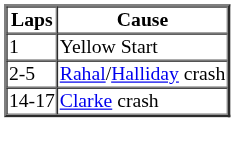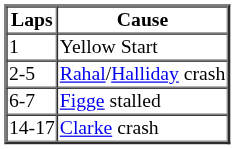+ row: (110, 101)
